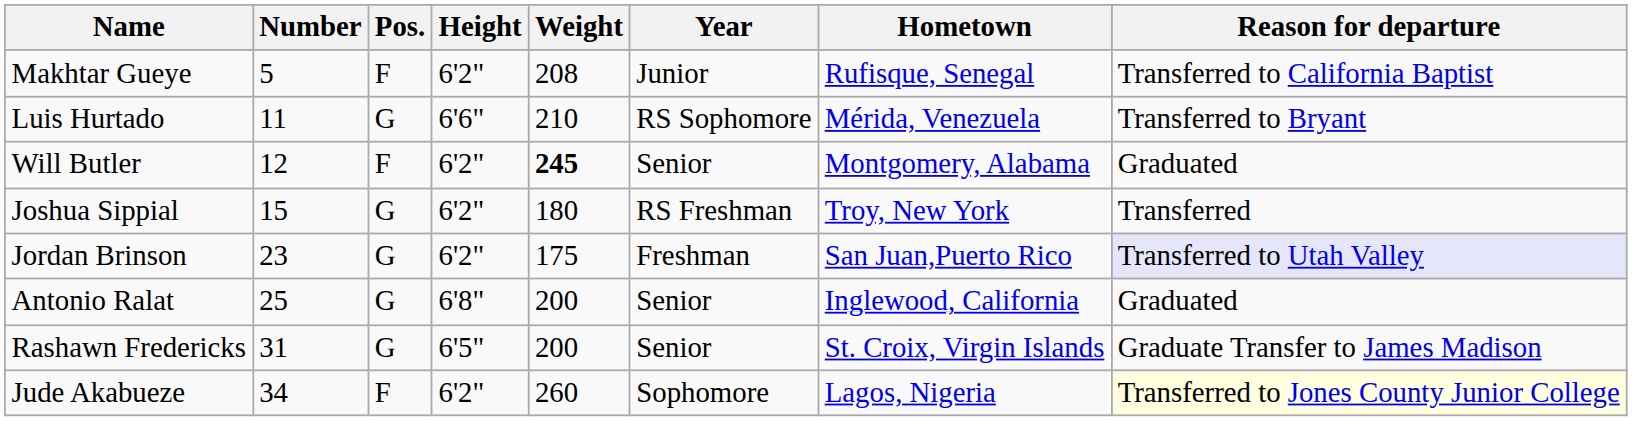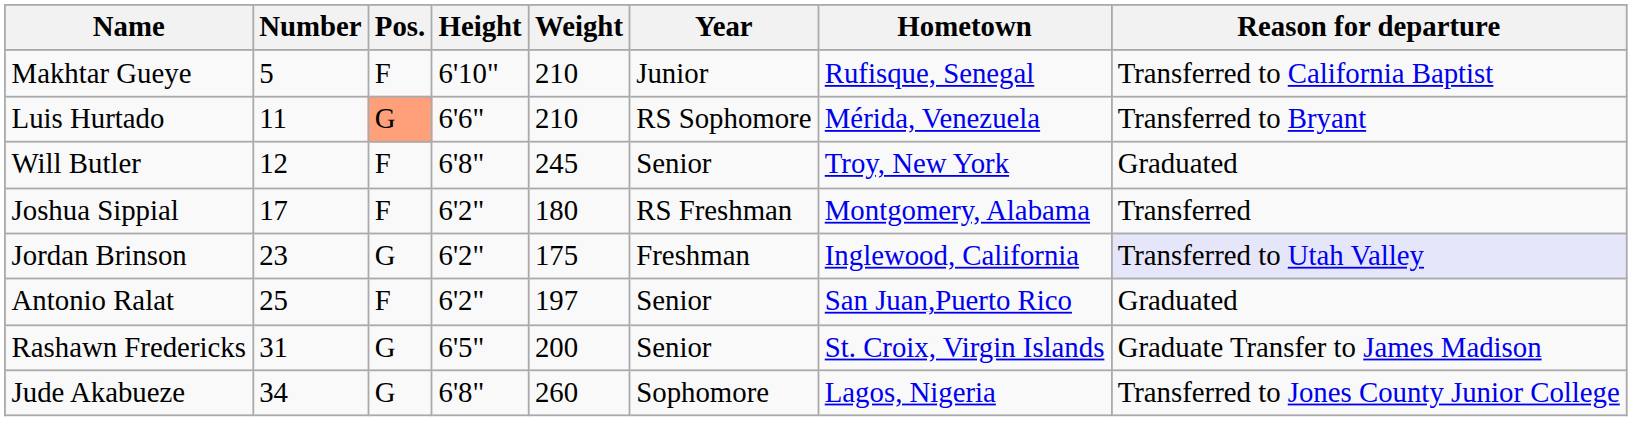(461, 73) 6'2" -> (469, 73) 6'10"
(557, 73) 208 -> (557, 73) 210
(385, 118) no background -> (385, 118) lightsalmon background
(461, 164) 6'2" -> (461, 164) 6'8"
(557, 164) bold -> (557, 164) normal
(957, 164) Montgomery, Alabama -> (917, 164) Troy, New York
(274, 210) 15 -> (274, 210) 17
(385, 210) G -> (383, 210) F
(917, 210) Troy, New York -> (957, 210) Montgomery, Alabama
(948, 255) San Juan,Puerto Rico -> (952, 255) Inglewood, California
(385, 301) G -> (383, 301) F
(461, 301) 6'8" -> (461, 301) 6'2"
(557, 301) 200 -> (557, 301) 197
(952, 301) Inglewood, California -> (948, 301) San Juan,Puerto Rico
(383, 392) F -> (385, 392) G
(461, 392) 6'2" -> (461, 392) 6'8"
(1369, 392) lightyellow background -> (1369, 392) no background
